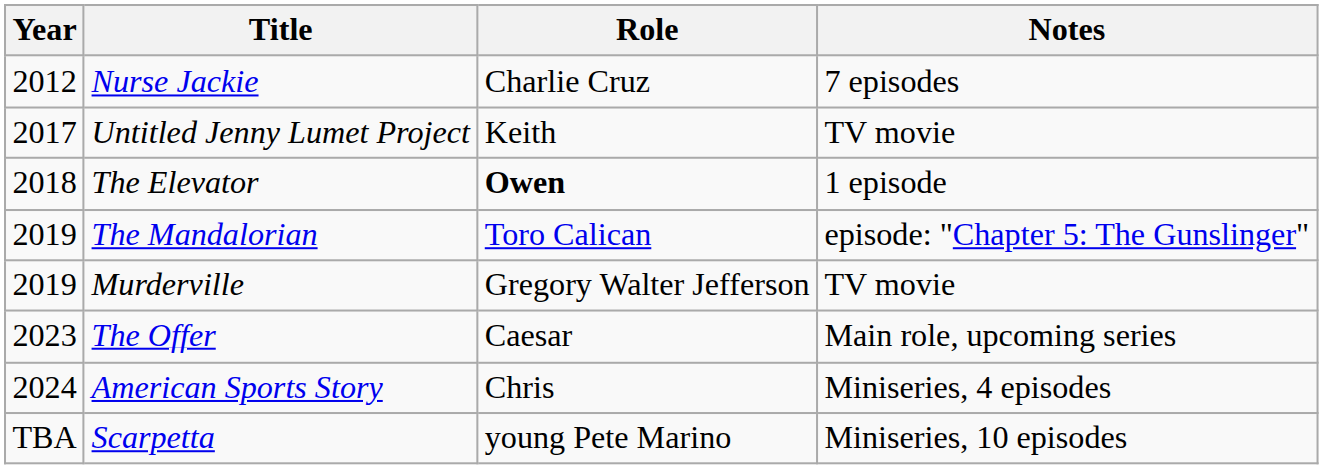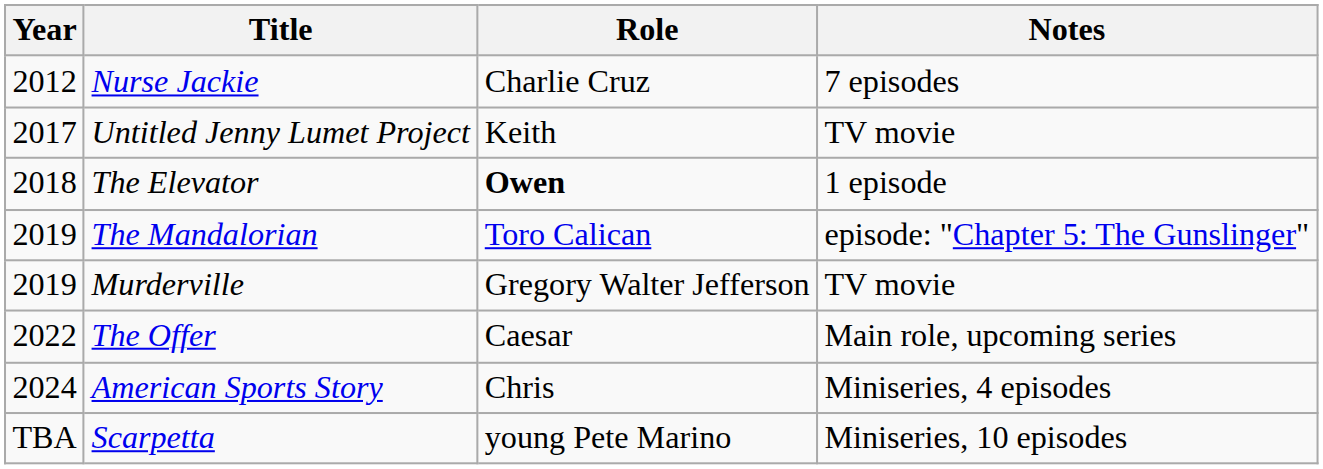(45, 336) 2023 -> (45, 336) 2022
